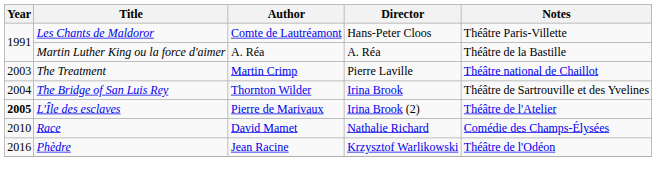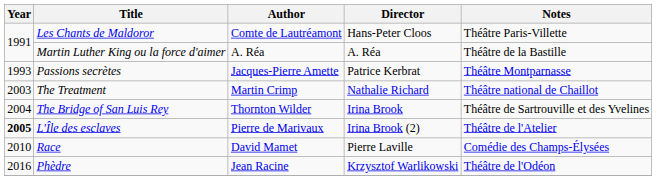+ row: (79, 71)
(380, 71) Pierre Laville -> (388, 90) Nathalie Richard
(388, 128) Nathalie Richard -> (380, 147) Pierre Laville
